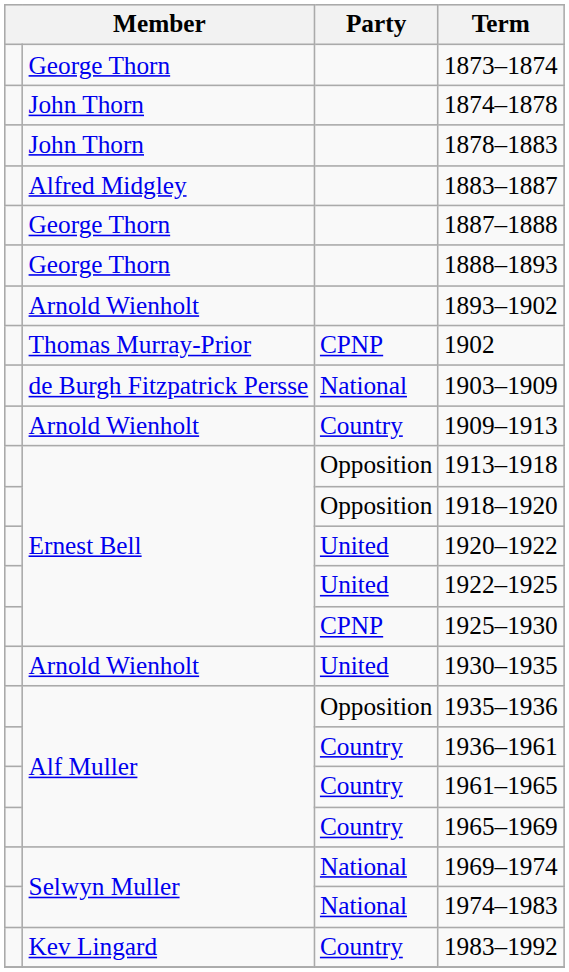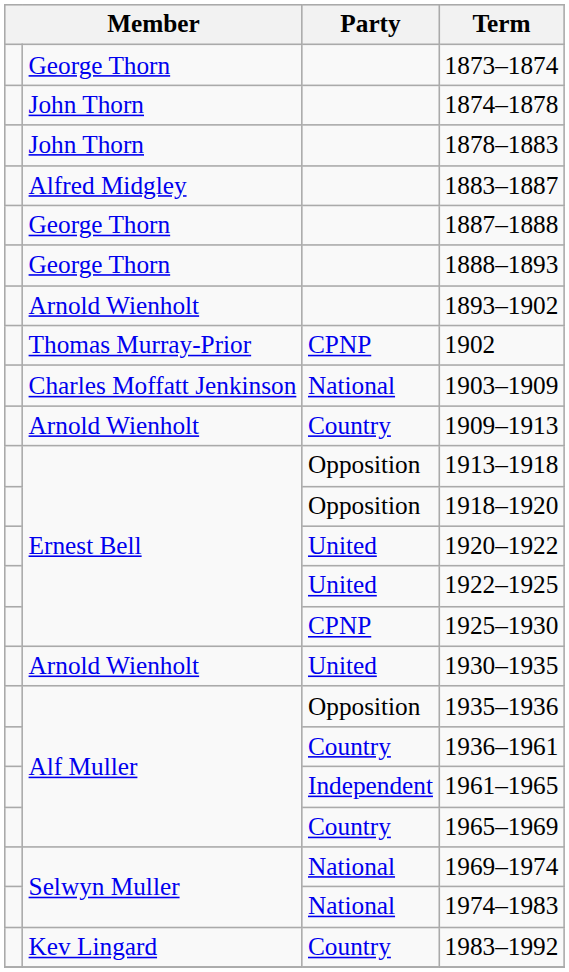(168, 385) de Burgh Fitzpatrick Persse -> (162, 385) Charles Moffatt Jenkinson
(361, 786) Country -> (370, 786) Independent
